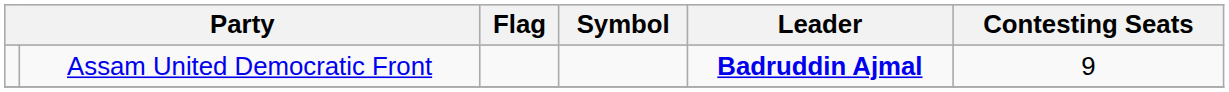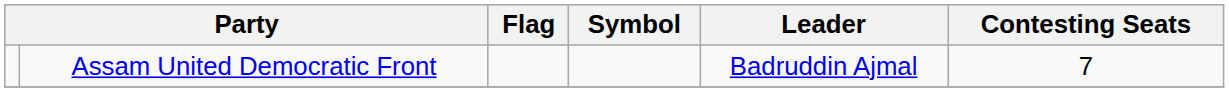(820, 65) bold -> (824, 65) normal
(1088, 65) 9 -> (1086, 65) 7
